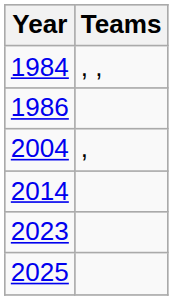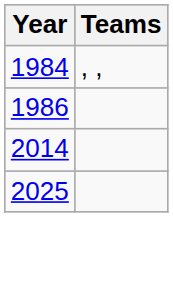- row: (40, 149)
- row: (40, 231)
